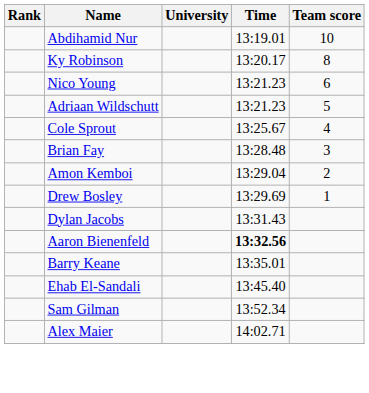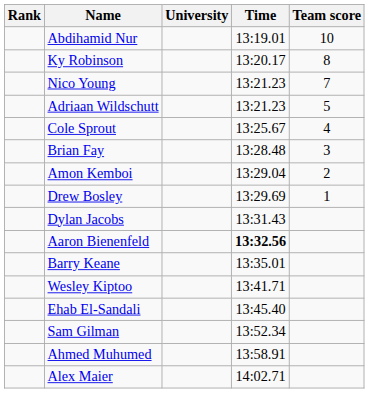(327, 83) 6 -> (327, 83) 7
+ row: (90, 286)
+ row: (100, 354)
